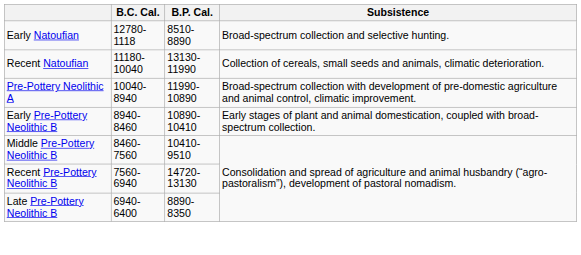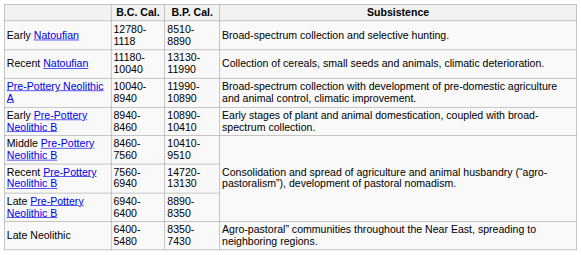+ row: (39, 235)
